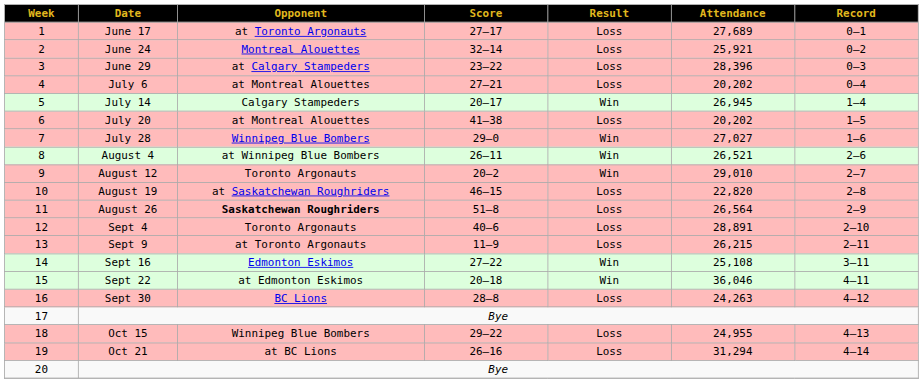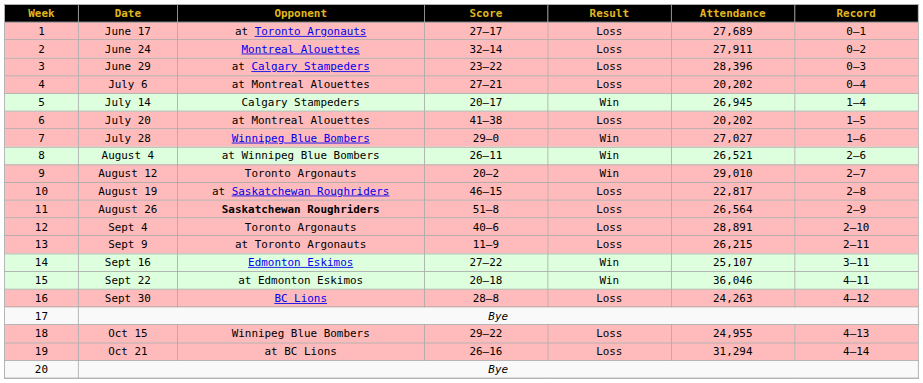(733, 49) 25,921 -> (733, 49) 27,911
(733, 191) 22,820 -> (733, 191) 22,817
(733, 262) 25,108 -> (733, 262) 25,107
